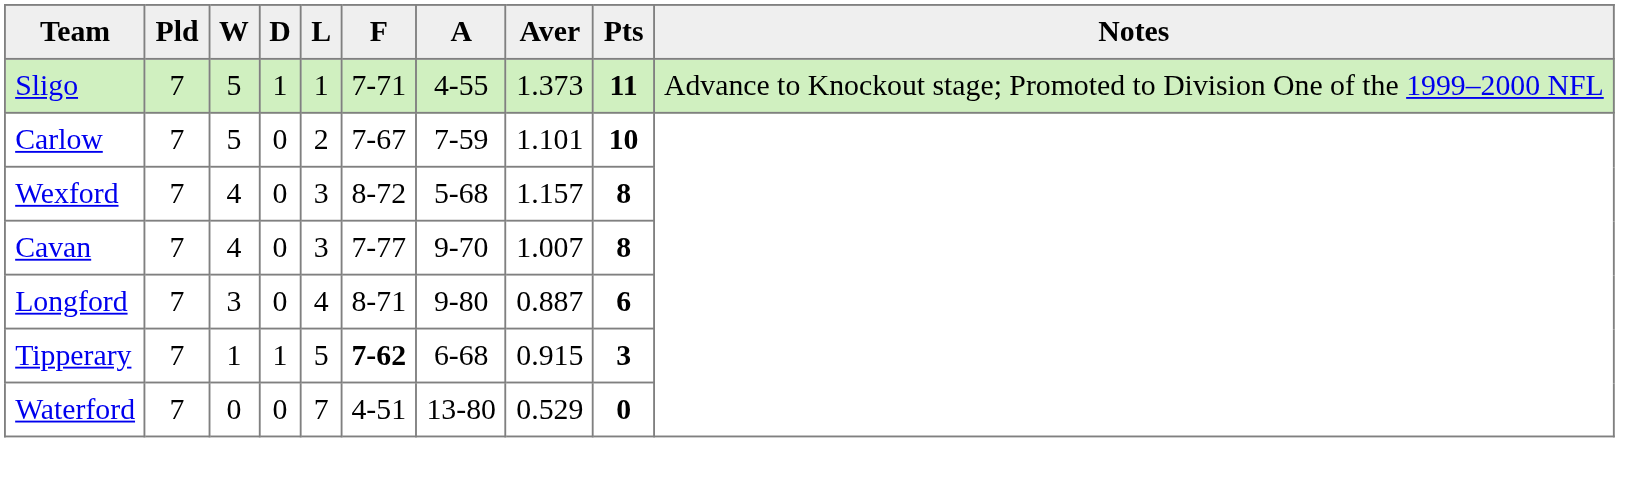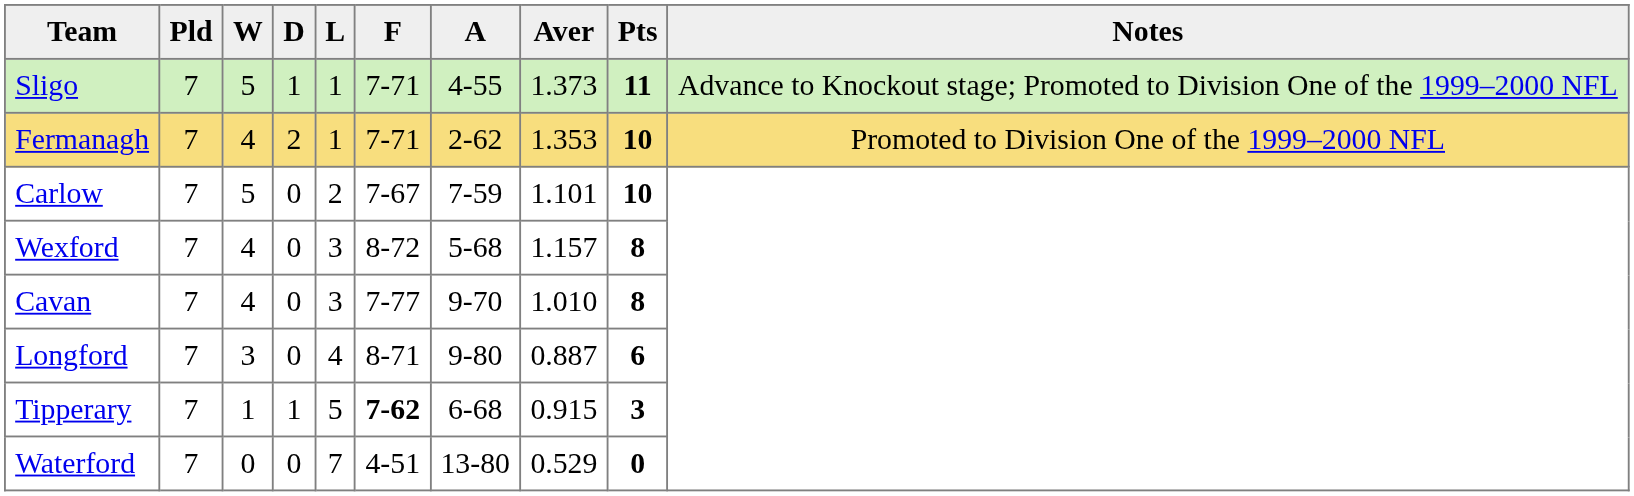+ row: (82, 139)
(550, 247) 1.007 -> (564, 301) 1.010
